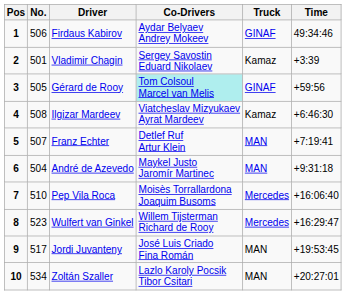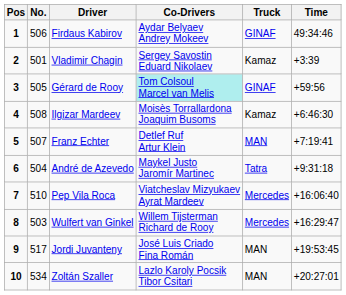(189, 114) Viatcheslav Mizyukaev Ayrat Mardeev -> (185, 114) Moisès Torrallardona Joaquim Busoms
(256, 168) MAN -> (256, 168) Tatra
(185, 195) Moisès Torrallardona Joaquim Busoms -> (189, 195) Viatcheslav Mizyukaev Ayrat Mardeev
(38, 222) 523 -> (38, 222) 503
